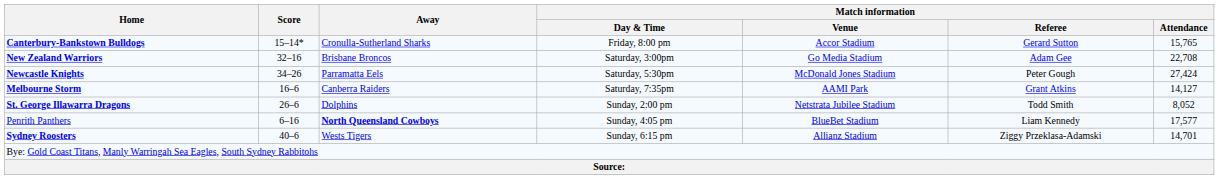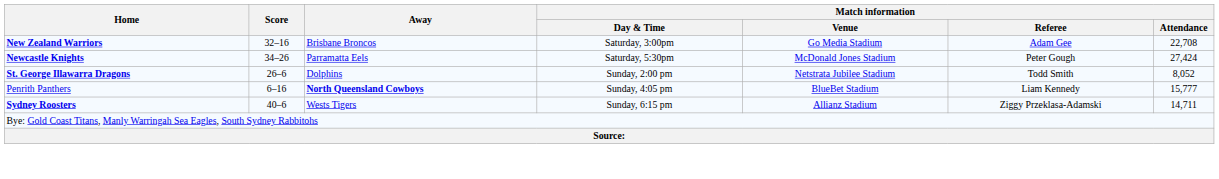- row: (76, 43)
- row: (44, 89)
(1184, 120) 17,577 -> (1184, 89) 15,777
(1184, 136) 14,701 -> (1184, 105) 14,711
